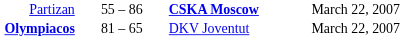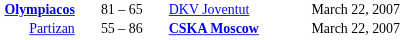rows swapped: (40, 29) <-> (52, 9)
